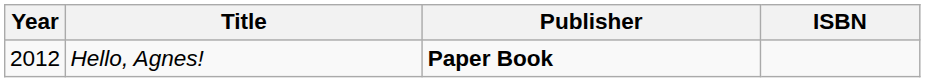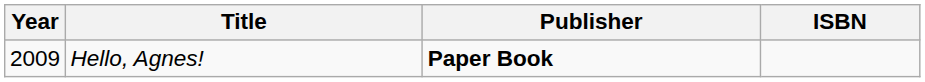(35, 58) 2012 -> (35, 58) 2009
